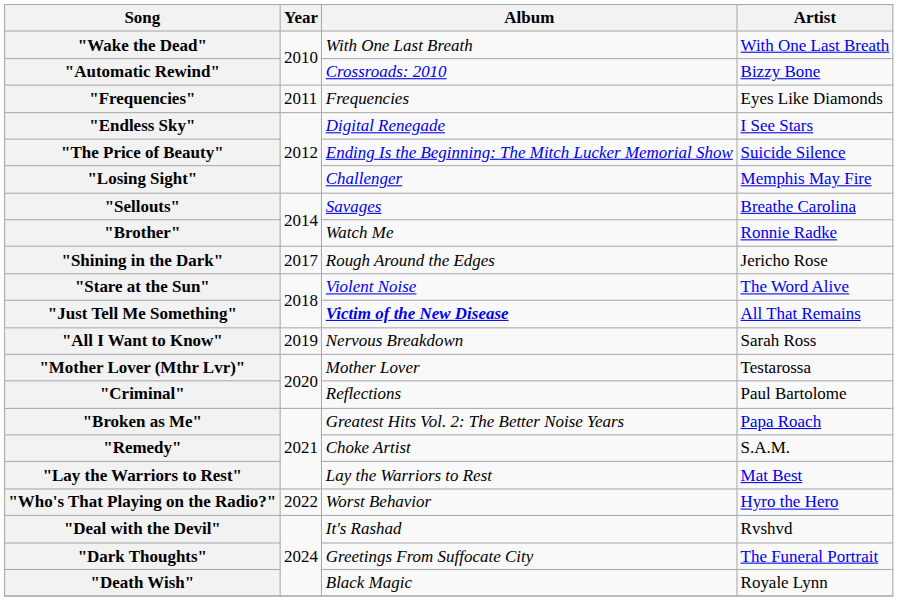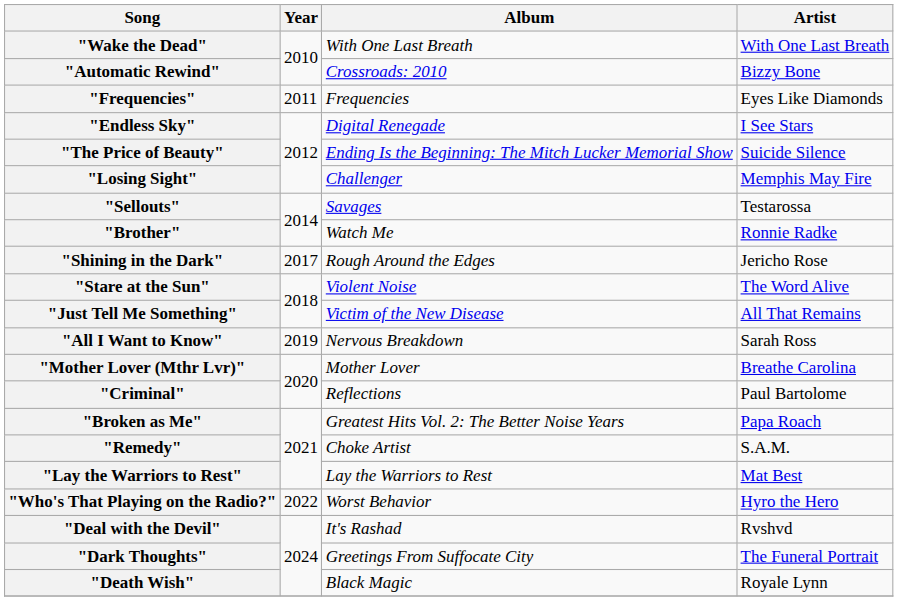(798, 206) Breathe Carolina -> (776, 206) Testarossa
(417, 313) bold -> (415, 313) normal
(776, 367) Testarossa -> (798, 367) Breathe Carolina
